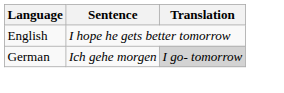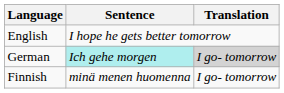(113, 56) no background -> (113, 56) paleturquoise background
+ row: (27, 77)
